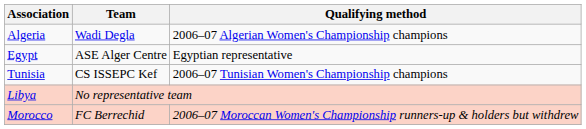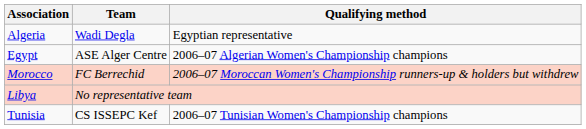(310, 34) 2006–07 Algerian Women's Championship champions -> (233, 34) Egyptian representative
(233, 54) Egyptian representative -> (310, 54) 2006–07 Algerian Women's Championship champions
rows swapped: (26, 74) <-> (30, 114)
